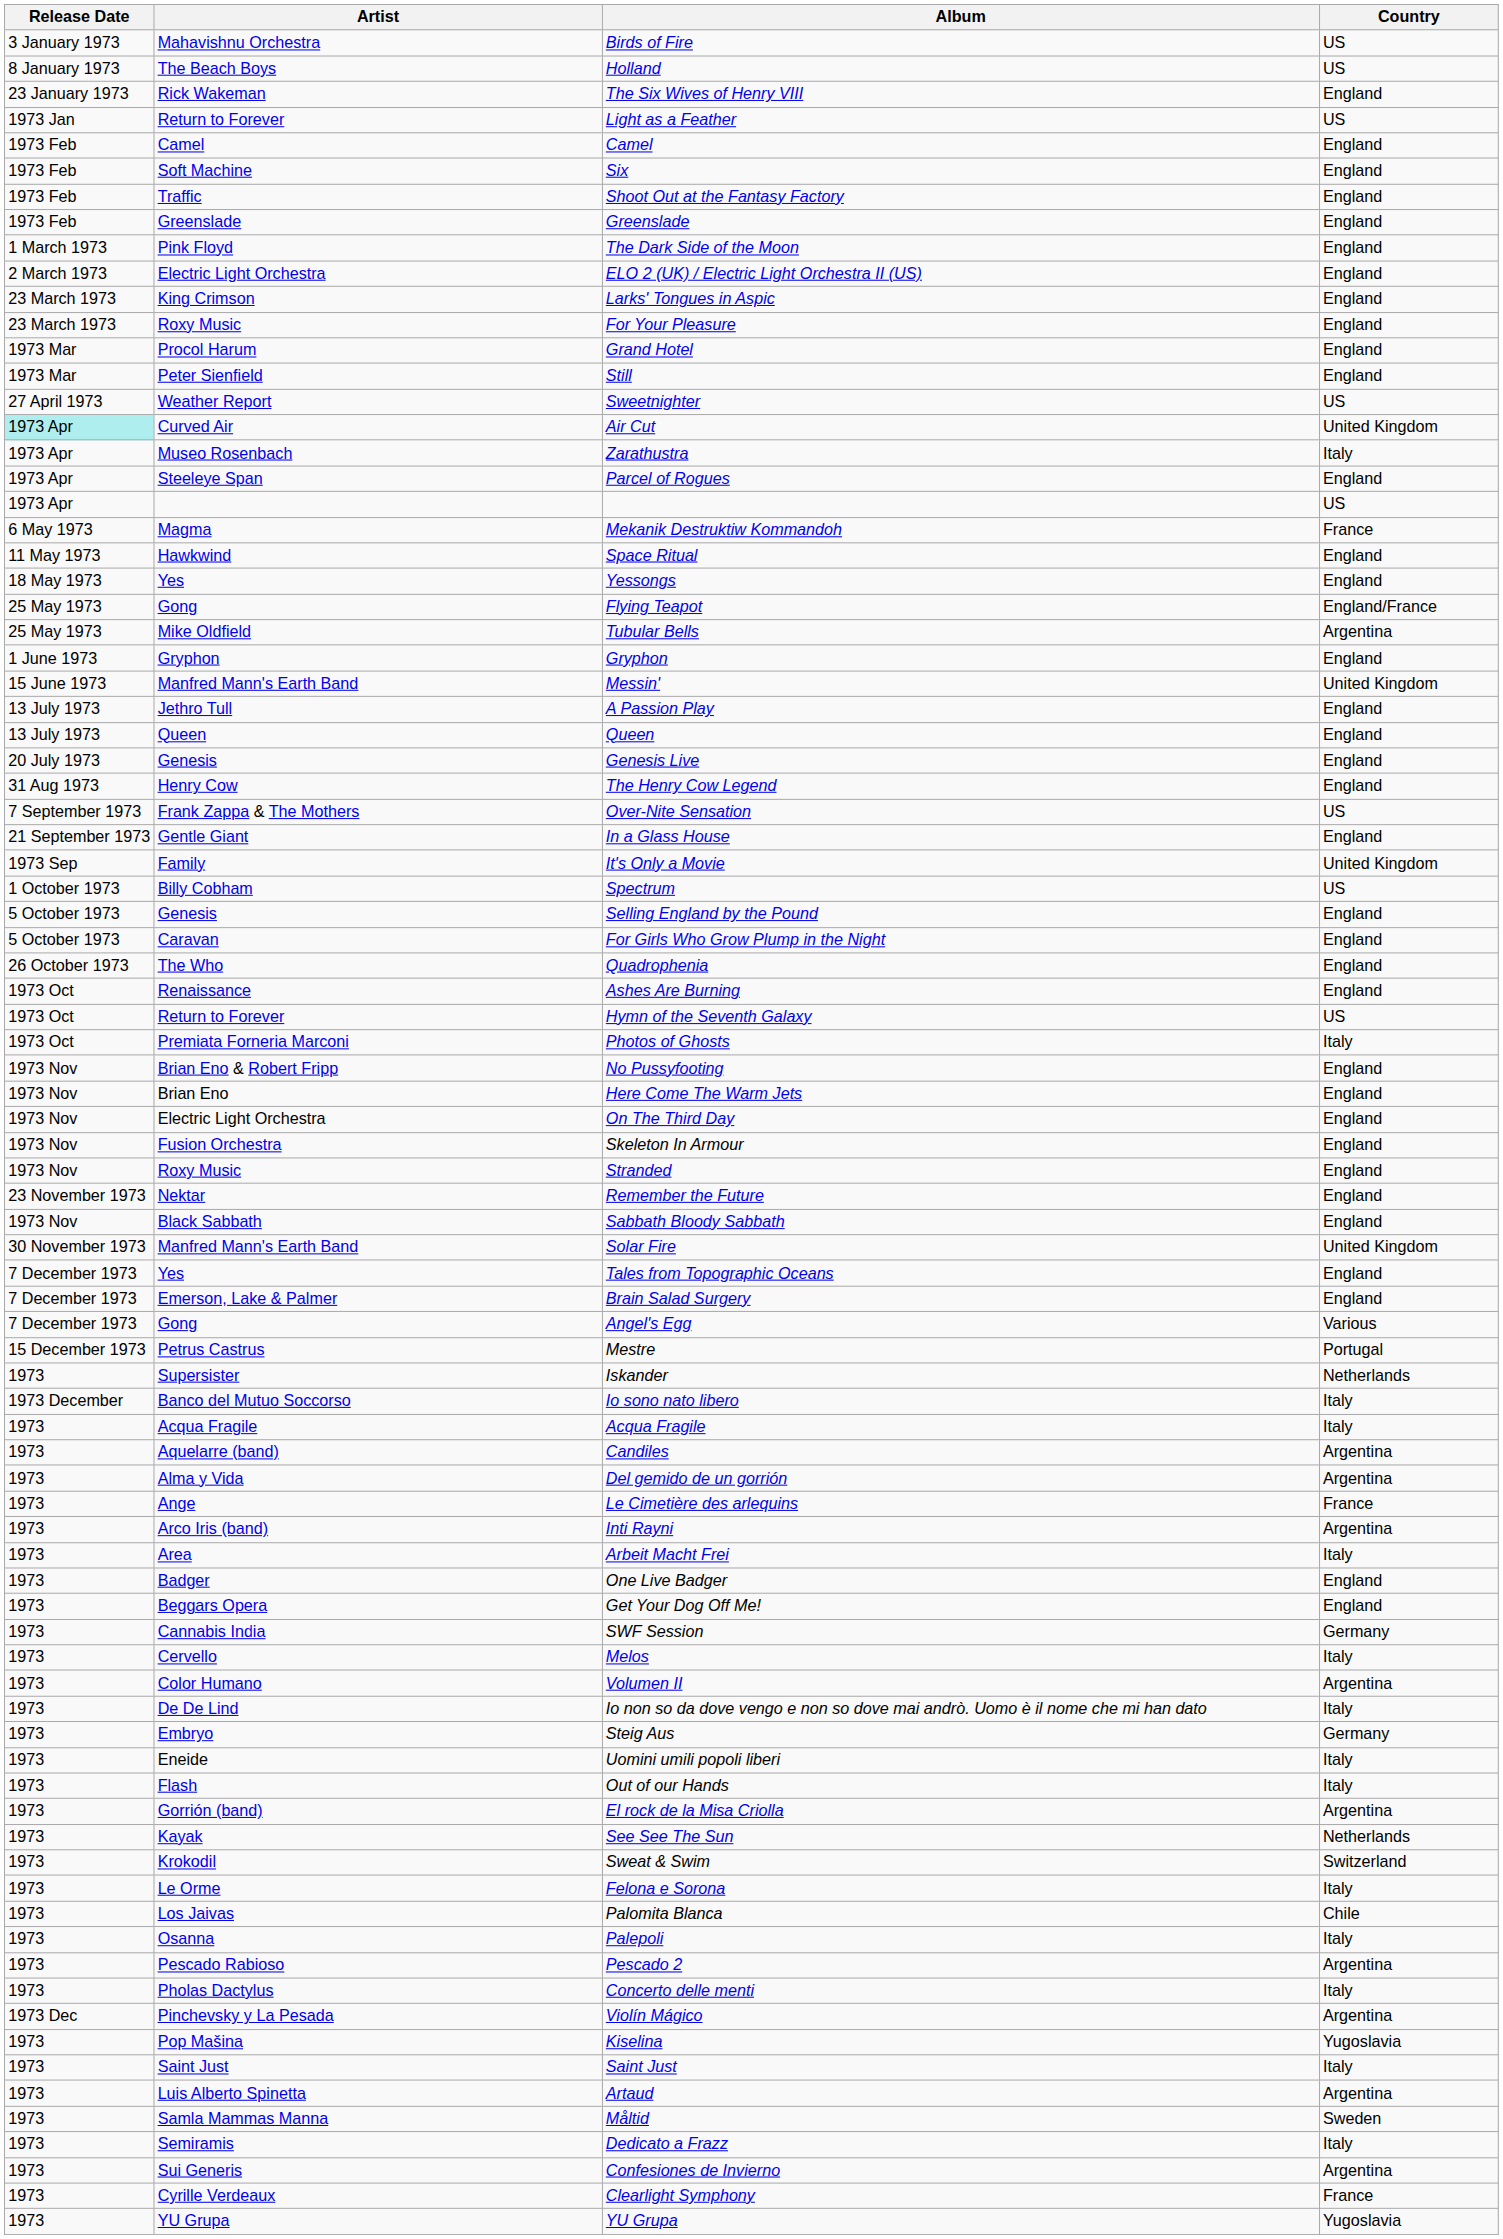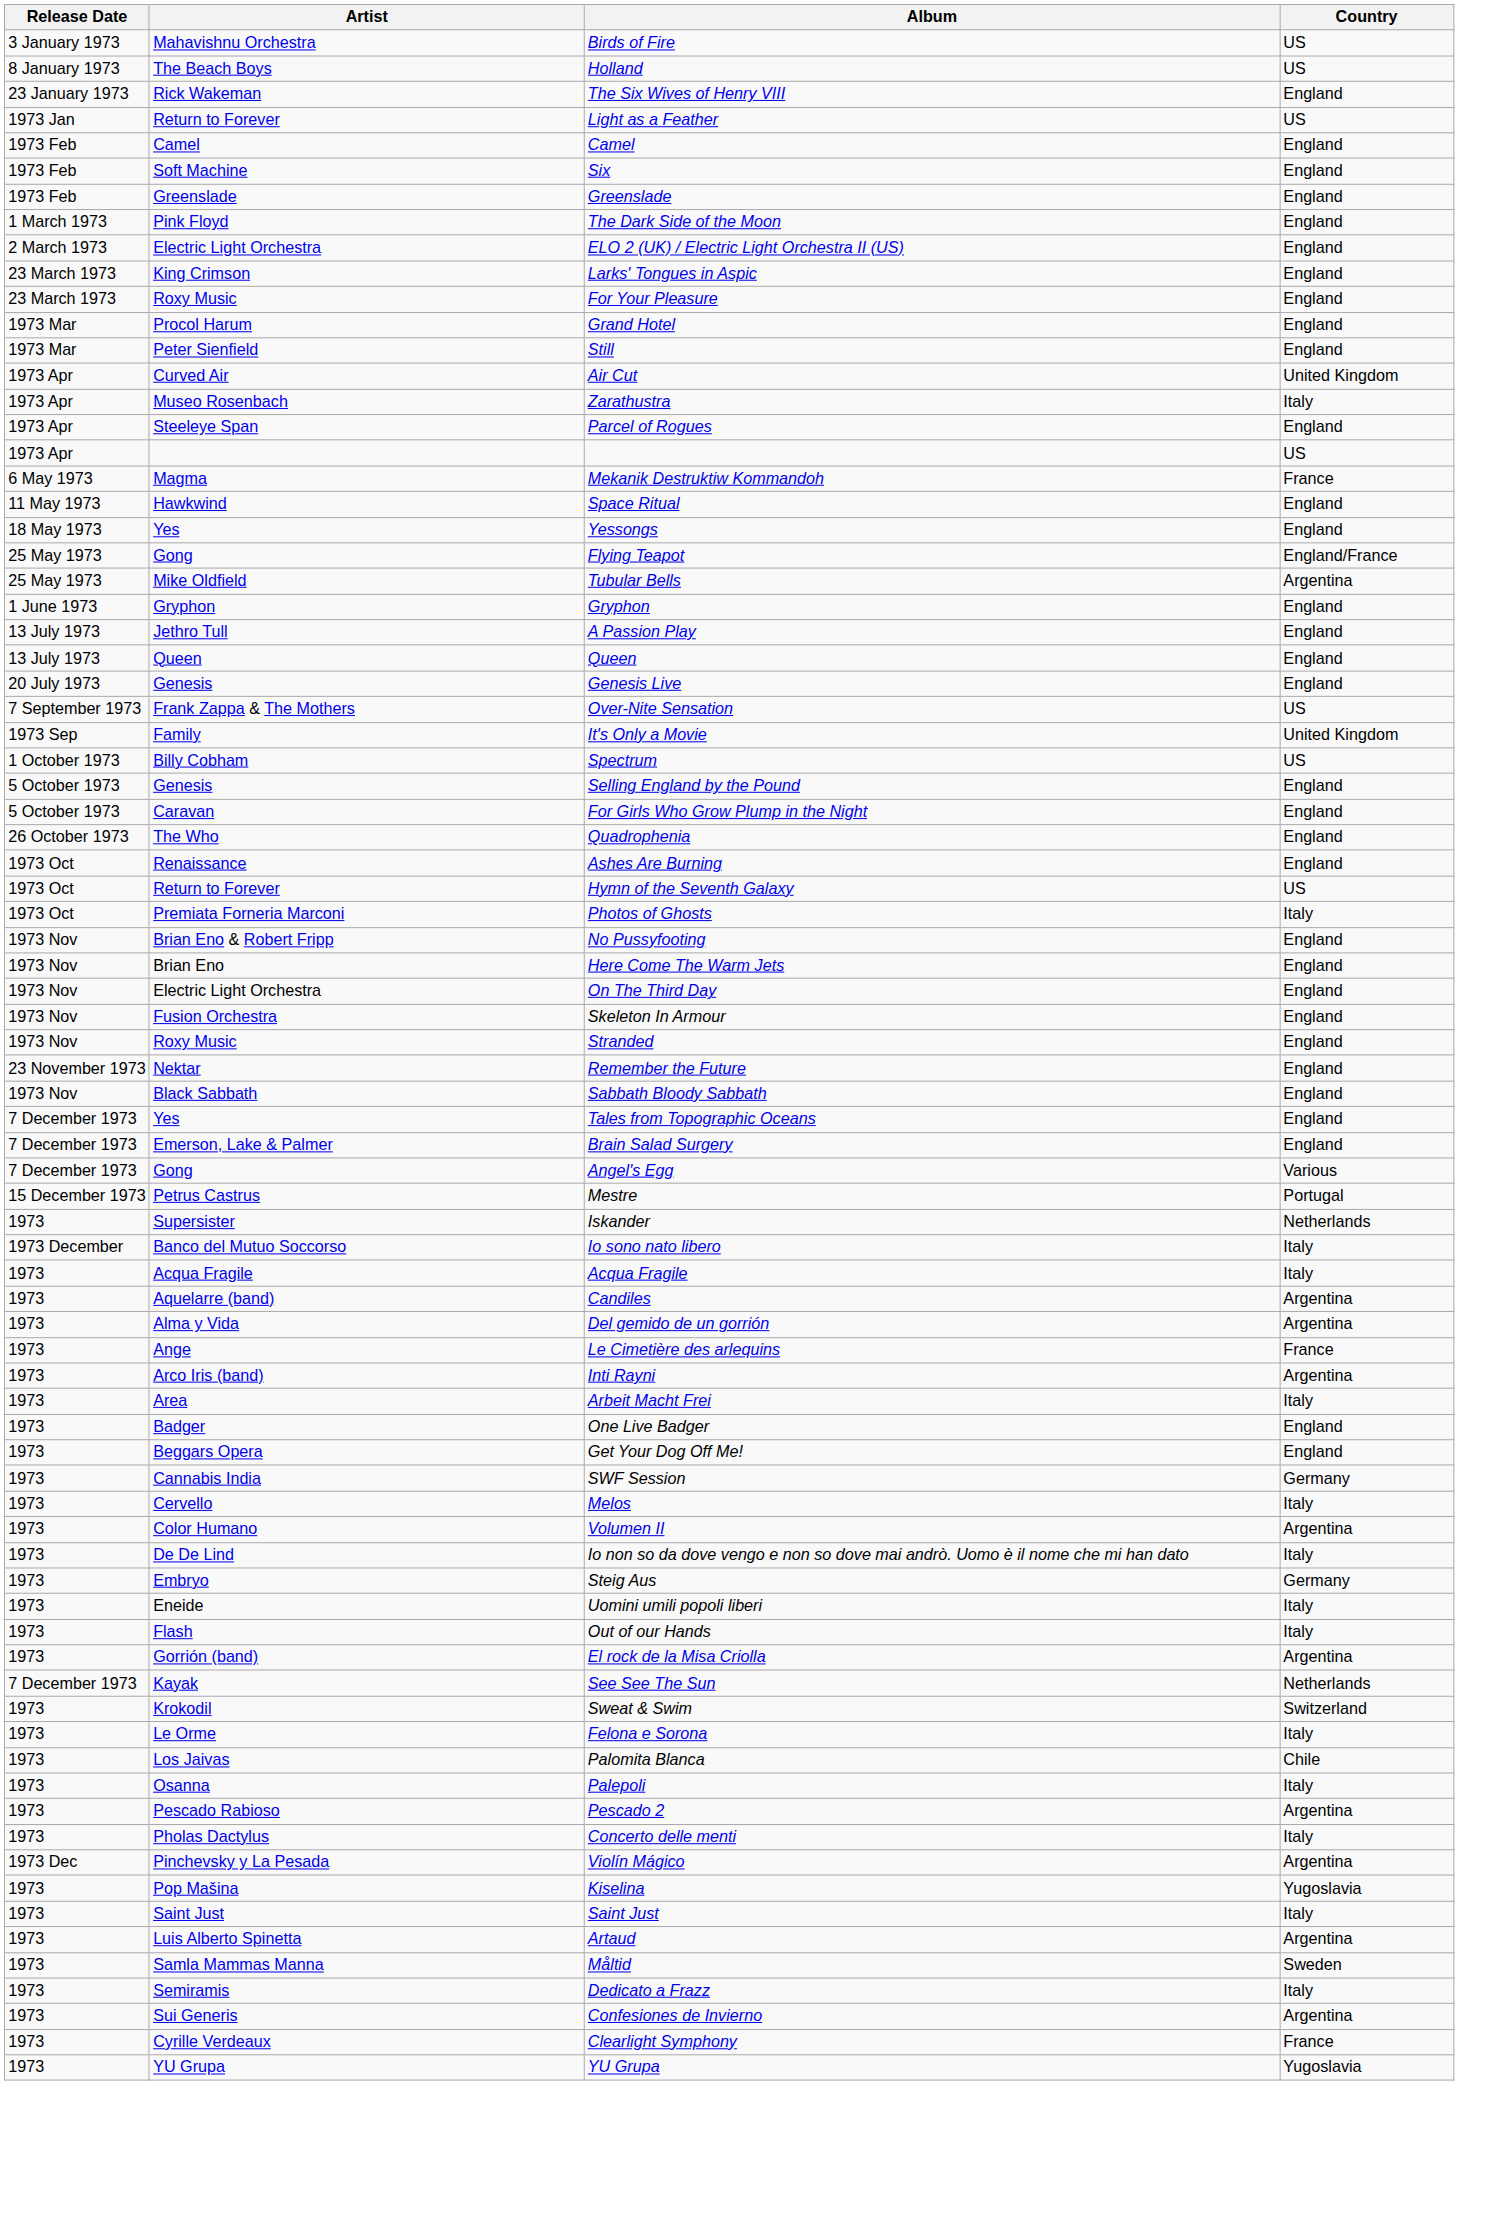- row: (725, 196)
- row: (653, 401)
(41, 427) paleturquoise background -> (41, 376) no background
- row: (633, 683)
- row: (691, 786)
- row: (668, 837)
- row: (641, 1247)
(26, 1836) 1973 -> (72, 1683) 7 December 1973
